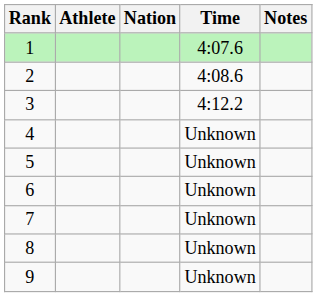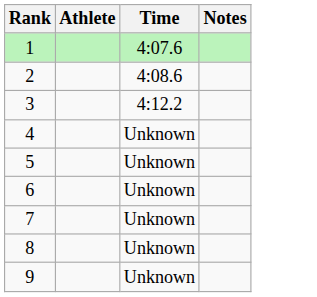- column: (150, 18)
